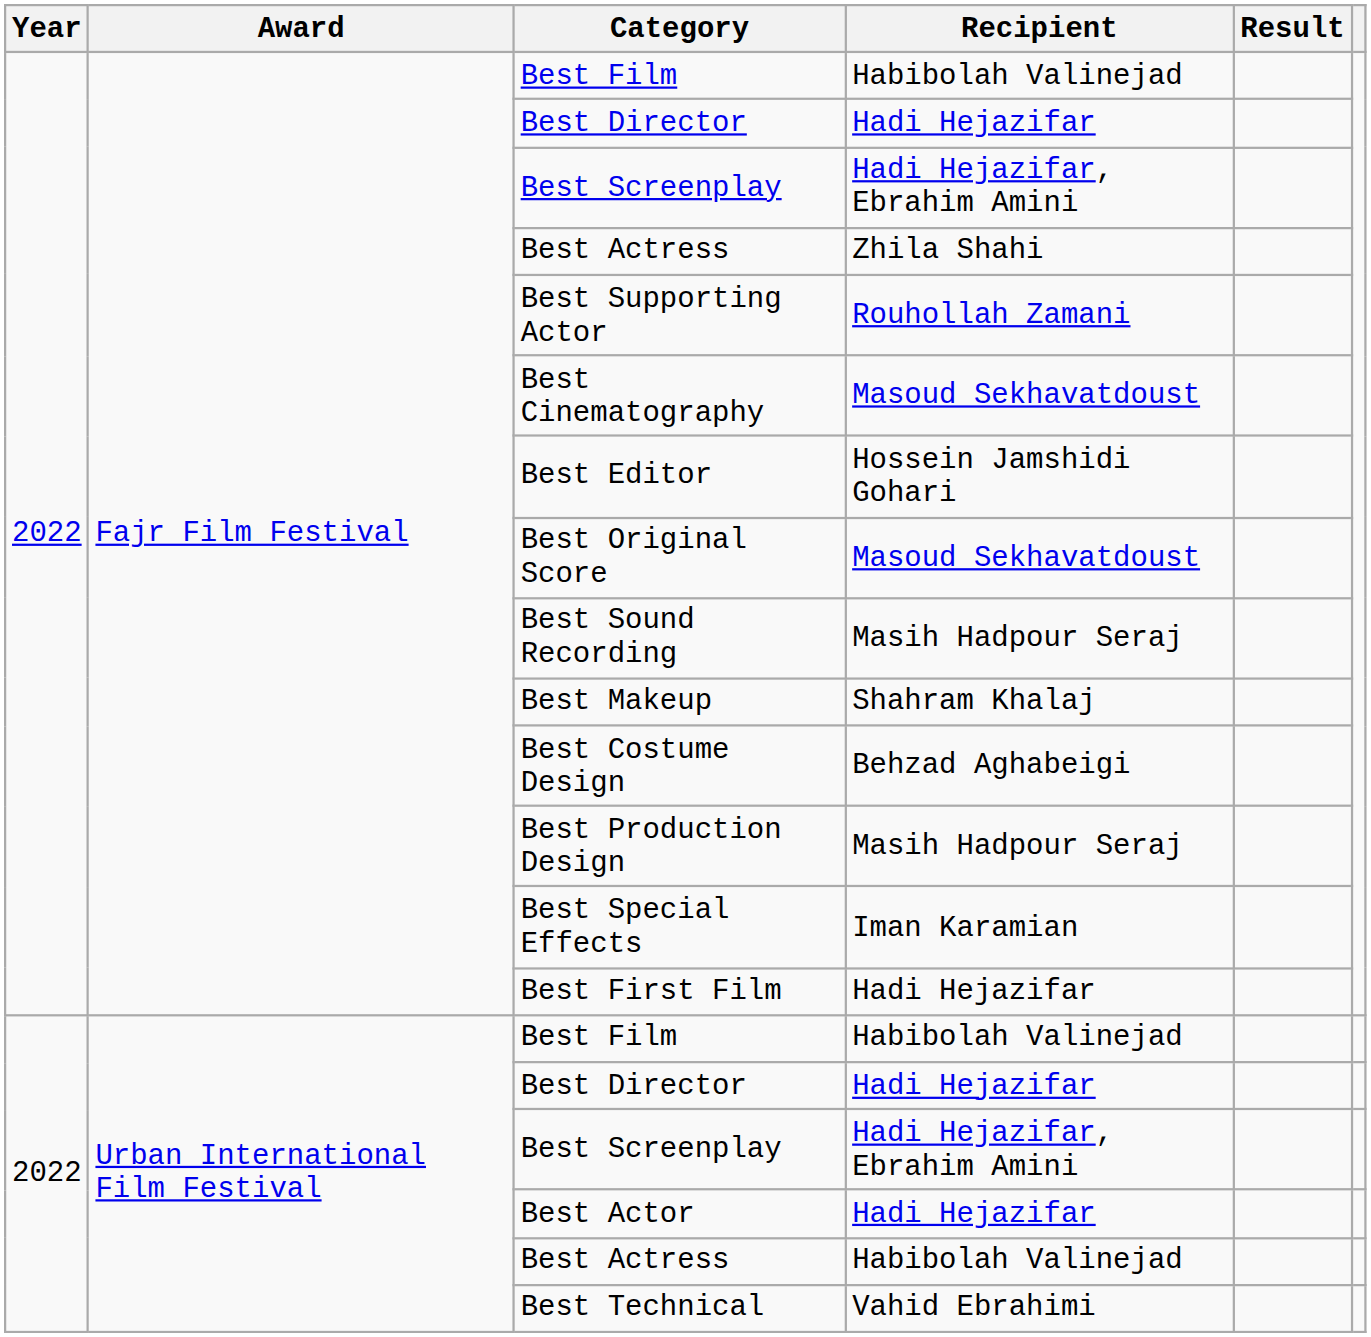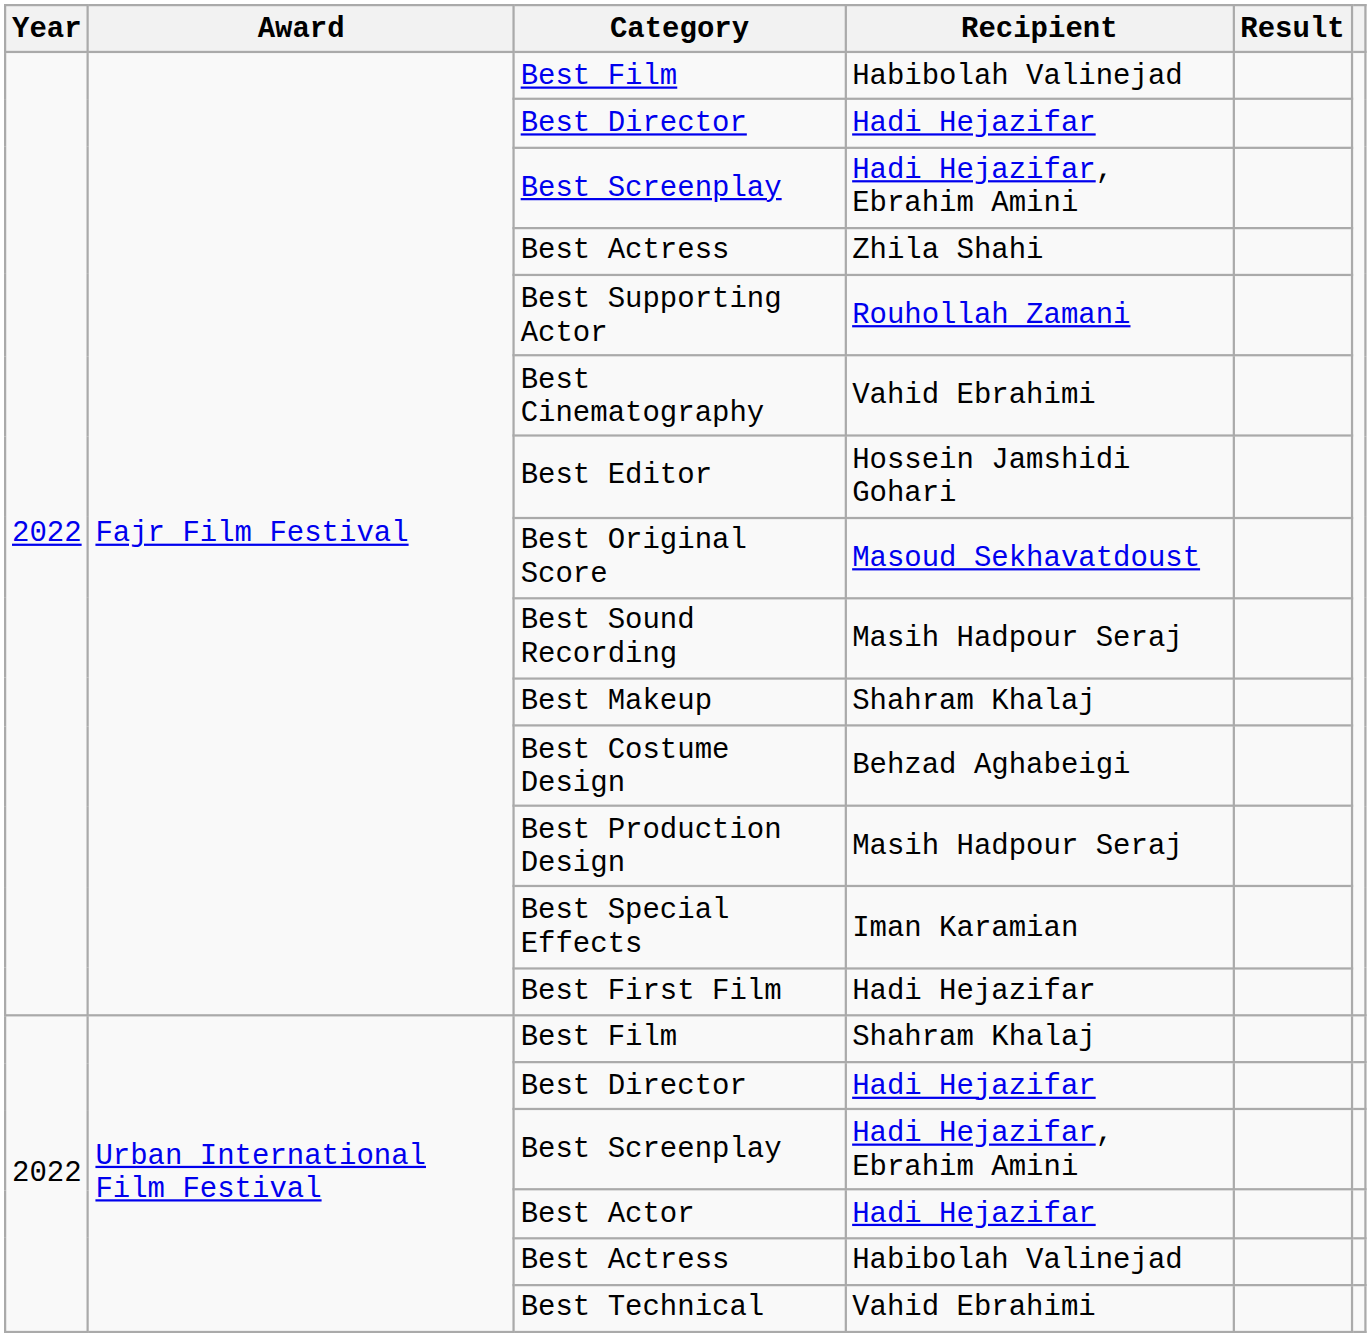(1026, 396) Masoud Sekhavatdoust -> (974, 396) Vahid Ebrahimi
(1017, 1039) Habibolah Valinejad -> (974, 1039) Shahram Khalaj
